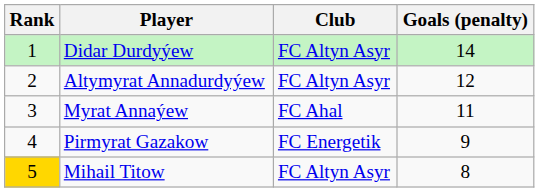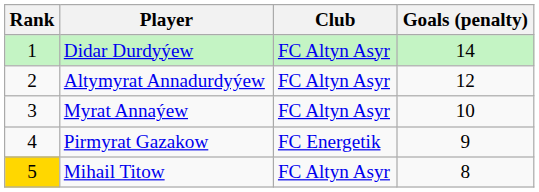(310, 111) FC Ahal -> (334, 111) FC Altyn Asyr
(465, 111) 11 -> (465, 111) 10
